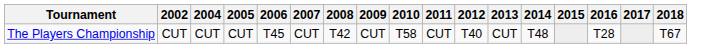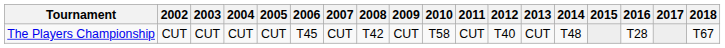+ column: (207, 14)
